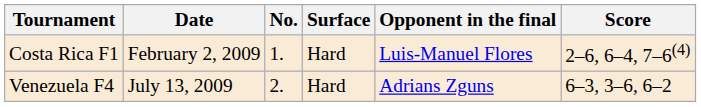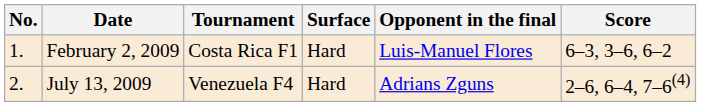columns swapped: (284, 19) <-> (64, 19)
(628, 53) 2–6, 6–4, 7–6(4) -> (618, 50) 6–3, 3–6, 6–2
(618, 86) 6–3, 3–6, 6–2 -> (628, 83) 2–6, 6–4, 7–6(4)
